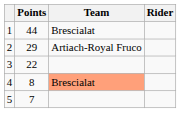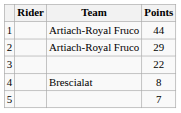columns swapped: (160, 13) <-> (32, 13)
(73, 30) Brescialat -> (94, 30) Artiach-Royal Fruco
(73, 82) lightsalmon background -> (71, 82) no background
